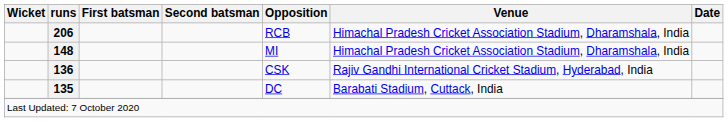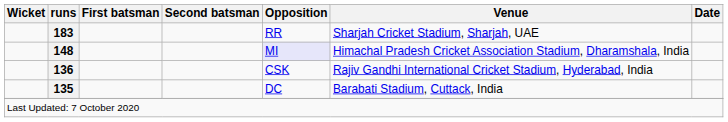- row: (63, 32)
+ row: (63, 32)
(272, 51) no background -> (272, 51) lavender background
